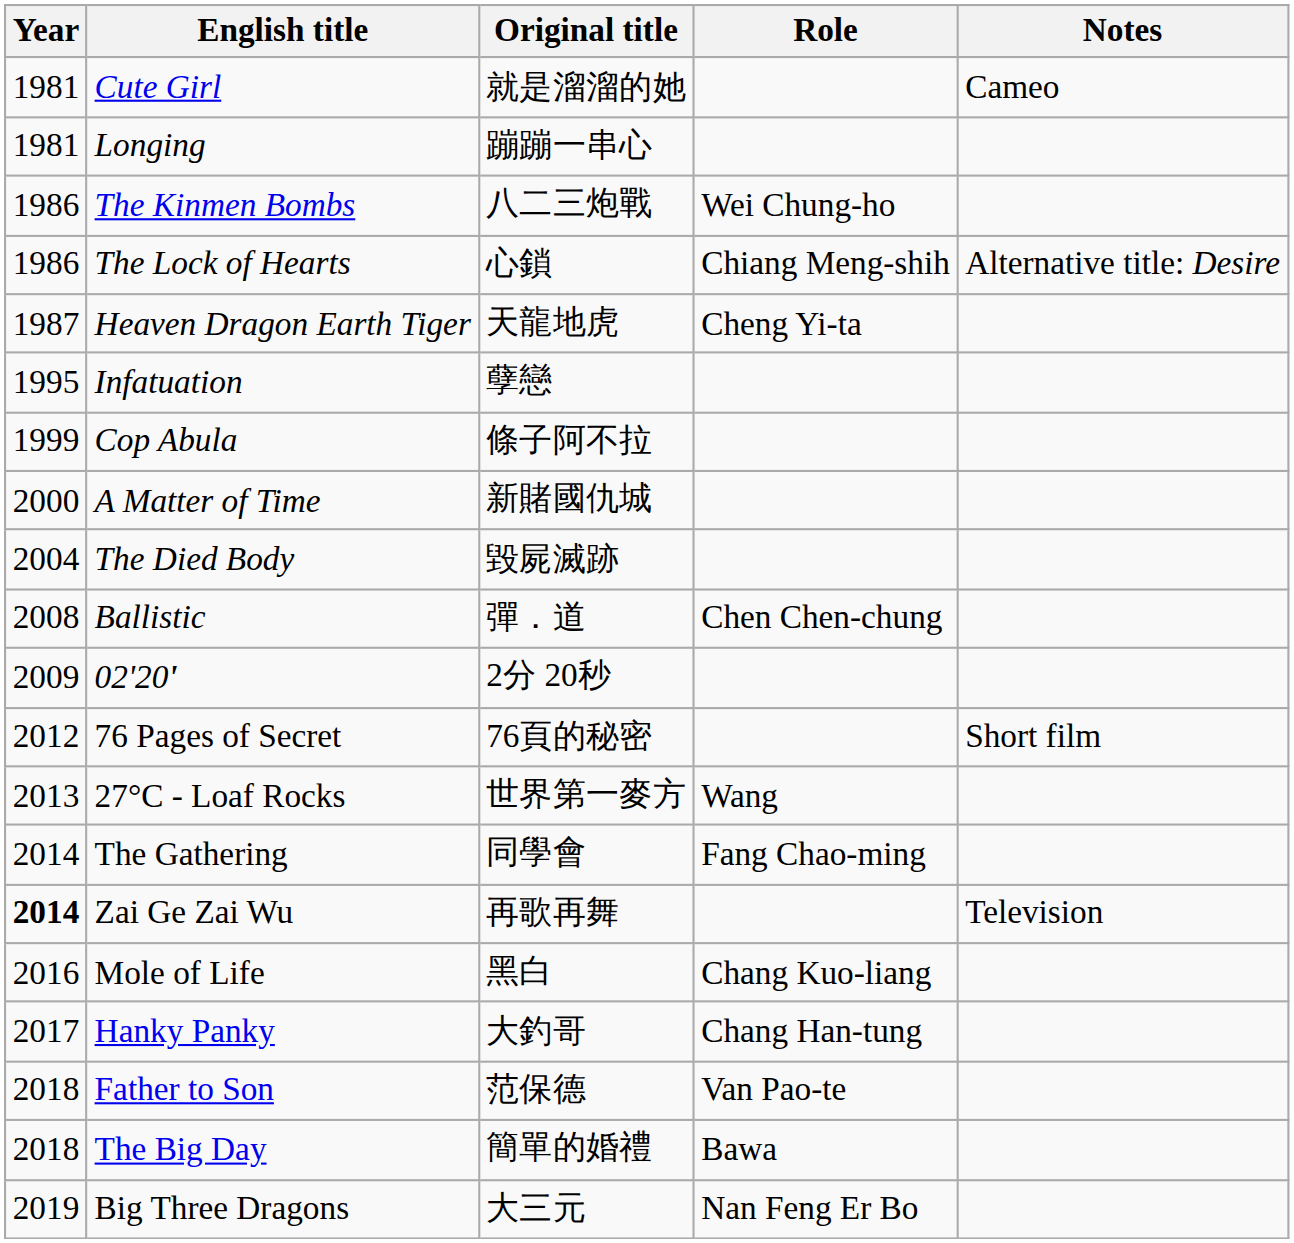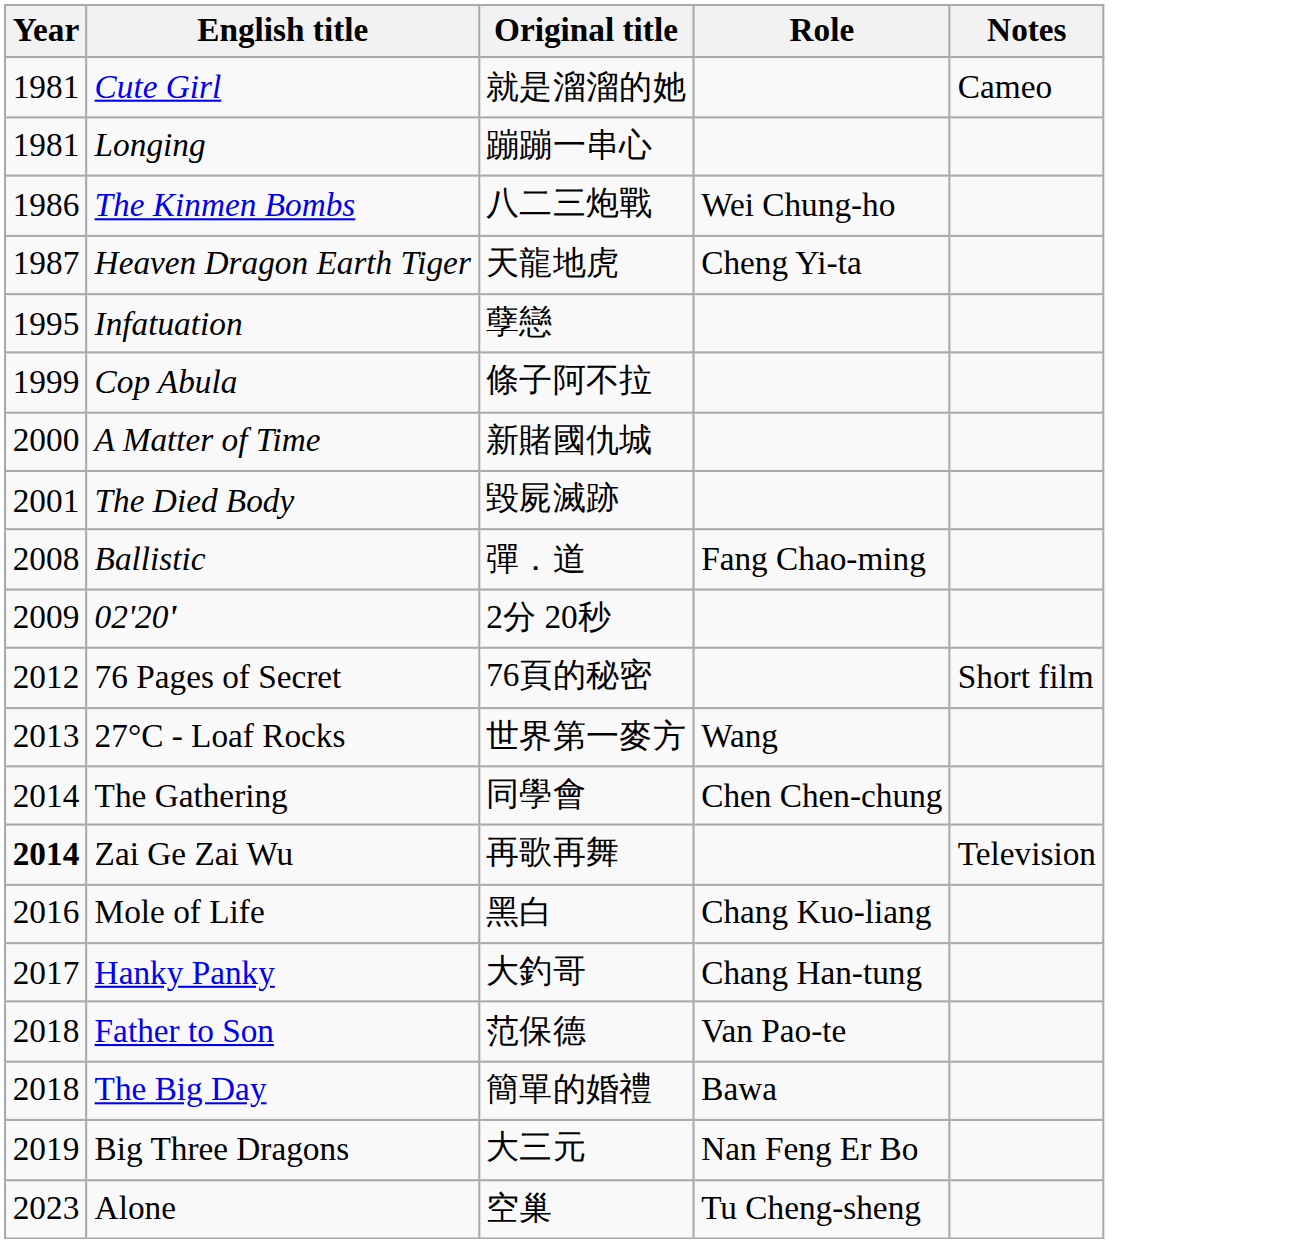- row: (223, 263)
(46, 558) 2004 -> (46, 499) 2001
(822, 617) Chen Chen-chung -> (814, 558) Fang Chao-ming
(814, 854) Fang Chao-ming -> (822, 795) Chen Chen-chung
+ row: (135, 1208)
